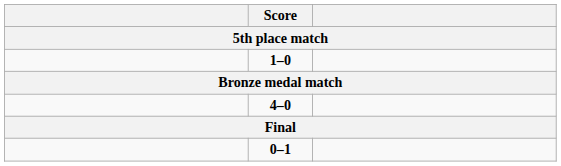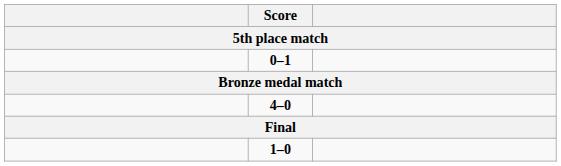rows swapped: (280, 60) <-> (280, 149)
